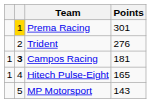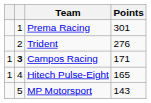(20, 27) gold background -> (20, 27) no background
(122, 59) 181 -> (122, 59) 171
